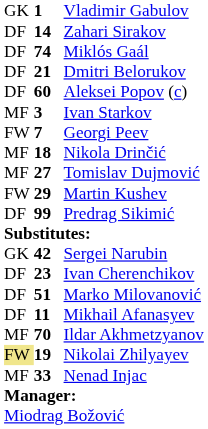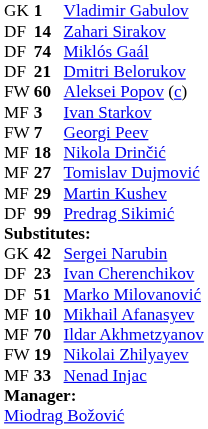(15, 91) DF -> (17, 91) FW
(17, 193) FW -> (16, 193) MF
(15, 314) DF -> (16, 314) MF
(42, 314) 11 -> (42, 314) 10
(17, 354) khaki background -> (17, 354) no background
